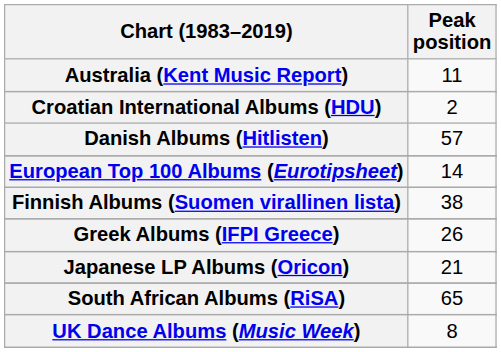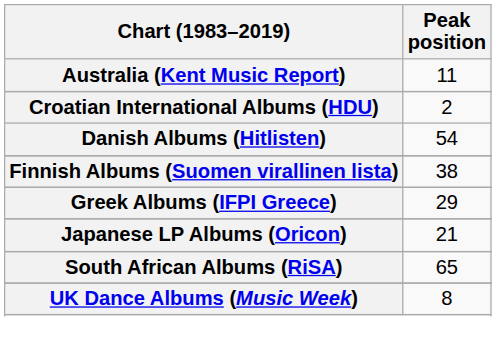(452, 139) 57 -> (447, 139) 54
- row: (206, 171)
(452, 235) 26 -> (447, 203) 29
